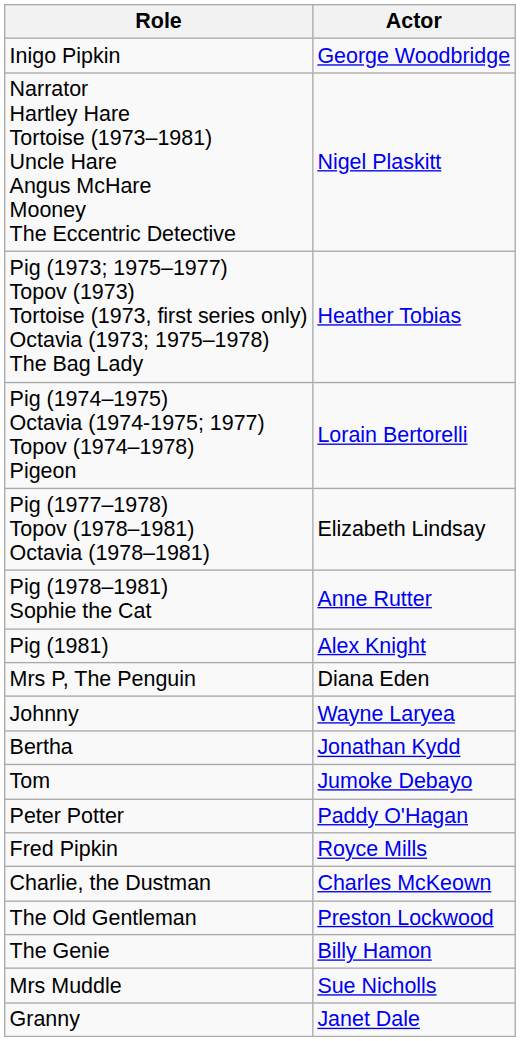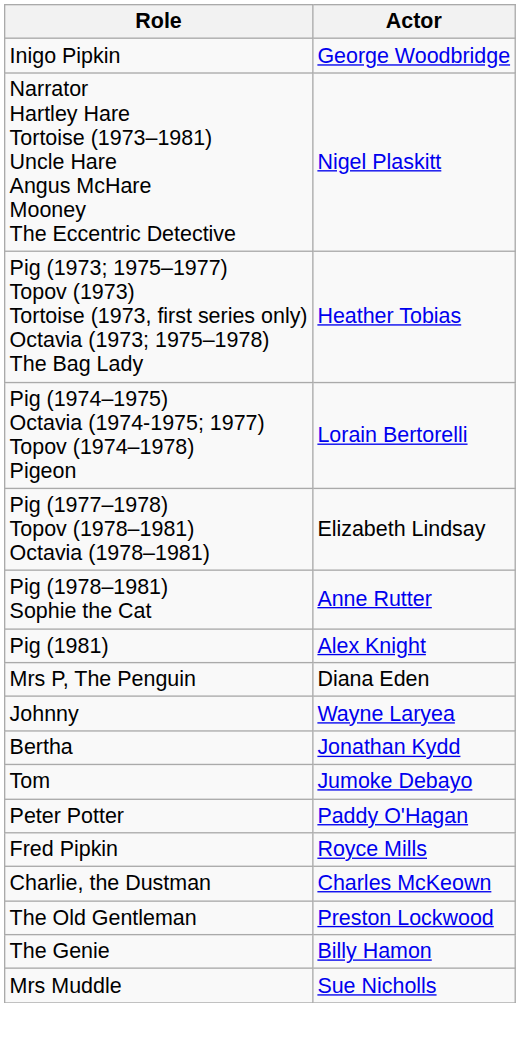- row: (45, 1019)
